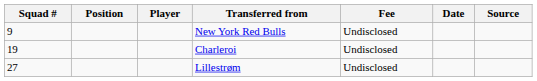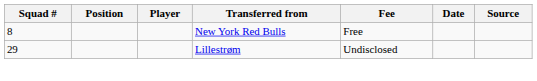(10, 31) 9 -> (10, 31) 8
(370, 31) Undisclosed -> (353, 31) Free
- row: (216, 49)
(12, 67) 27 -> (12, 49) 29
